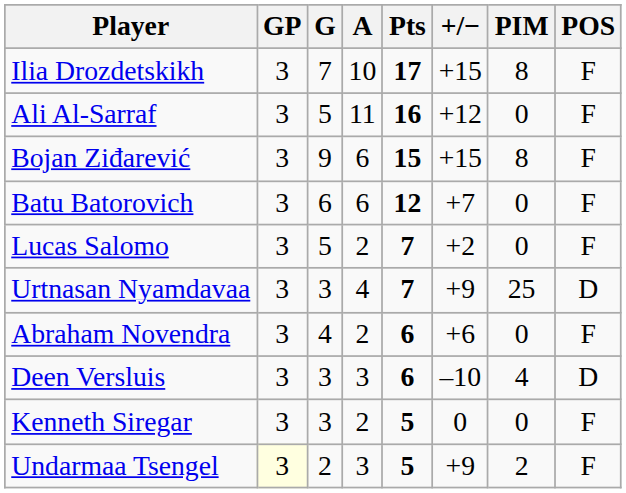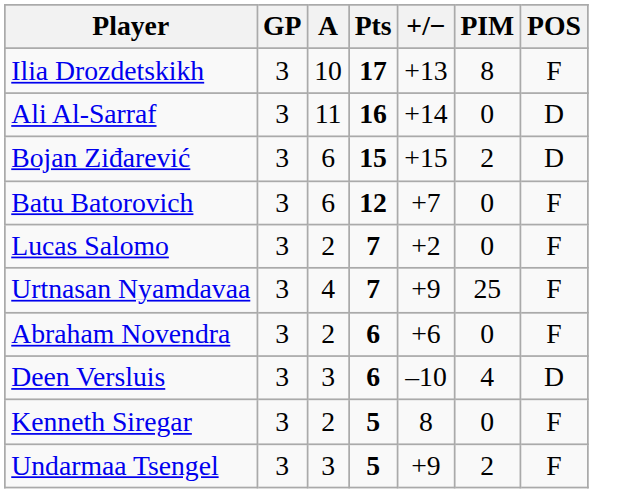- column: (325, 26)
(460, 70) +15 -> (426, 70) +13
(460, 114) +12 -> (426, 114) +14
(588, 114) F -> (554, 114) D
(522, 158) 8 -> (487, 158) 2
(588, 158) F -> (554, 158) D
(588, 289) D -> (554, 289) F
(460, 421) 0 -> (426, 421) 8
(282, 465) lightyellow background -> (282, 465) no background
